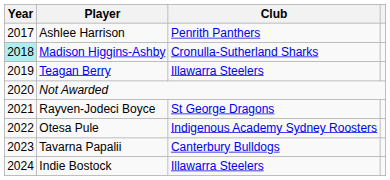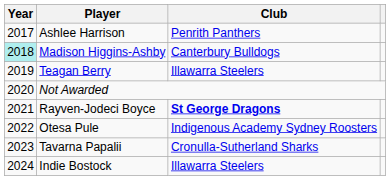(245, 52) Cronulla-Sutherland Sharks -> (225, 52) Canterbury Bulldogs
(223, 109) normal -> (226, 109) bold
(225, 147) Canterbury Bulldogs -> (245, 147) Cronulla-Sutherland Sharks
